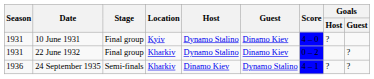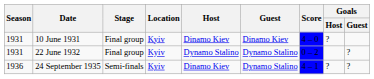(211, 38) Dynamo Stalino -> (206, 38) Dinamo Kiev
(162, 52) Kharkiv -> (156, 52) Kyiv
(265, 52) Dinamo Kiev -> (270, 52) Dynamo Stalino
(162, 66) Kharkiv -> (156, 66) Kyiv
